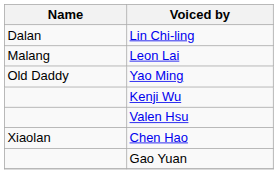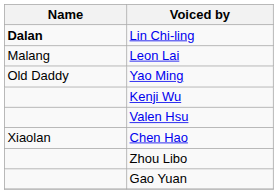(24, 35) normal -> (25, 35) bold
+ row: (158, 158)
